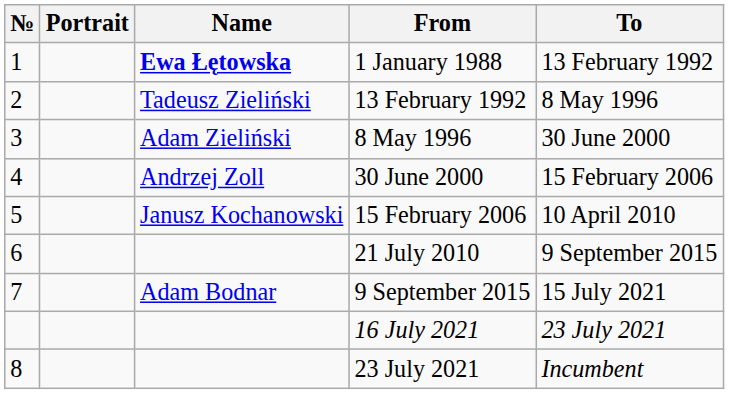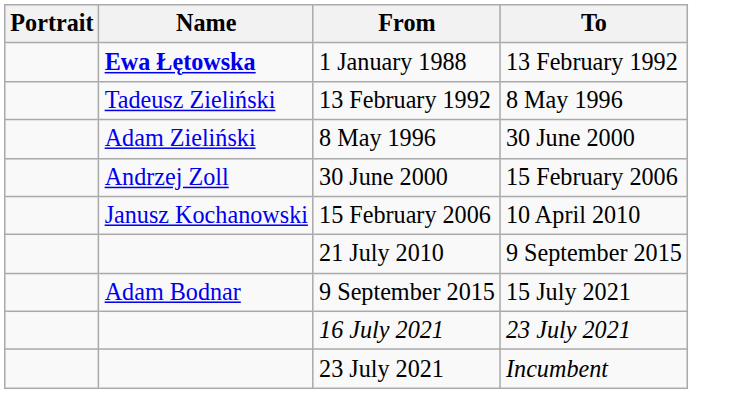- column: (22, 23)
